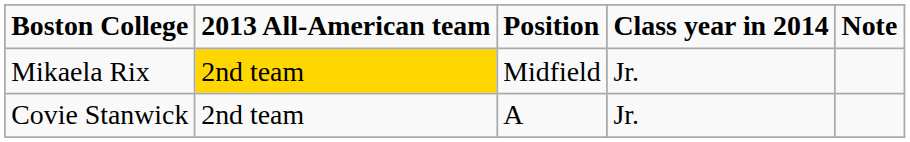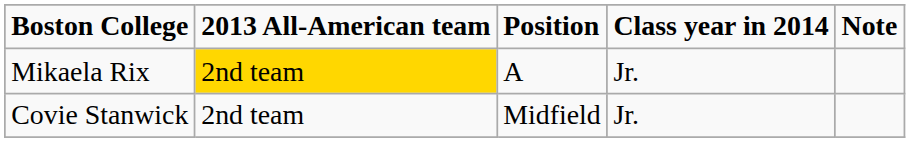(552, 70) Midfield -> (513, 70) A
(513, 114) A -> (552, 114) Midfield
